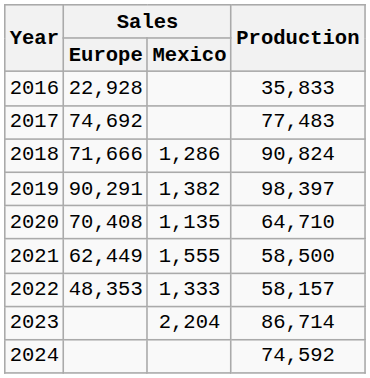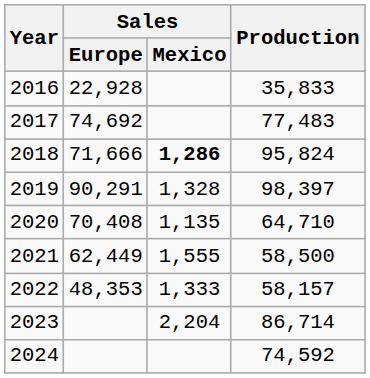(189, 155) normal -> (189, 155) bold
(298, 155) 90,824 -> (298, 155) 95,824
(189, 189) 1,382 -> (189, 189) 1,328
